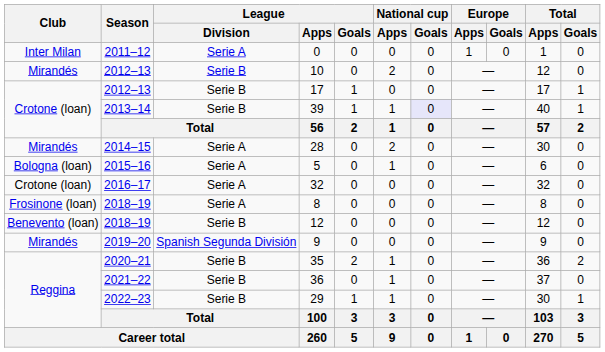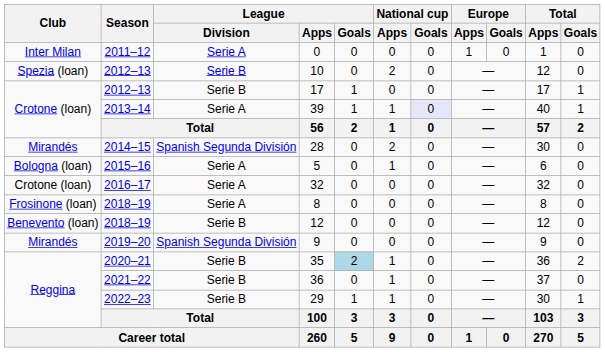(53, 71) Mirandés -> (53, 71) Spezia (loan)
(226, 109) Serie B -> (226, 109) Serie A
(226, 147) Serie A -> (226, 147) Spanish Segunda División
(354, 261) no background -> (354, 261) lightblue background
